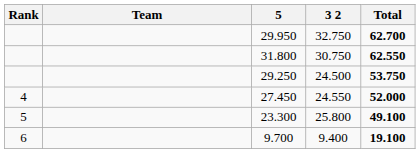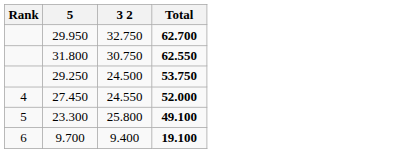- column: (147, 14)
